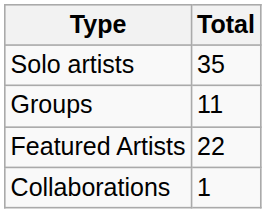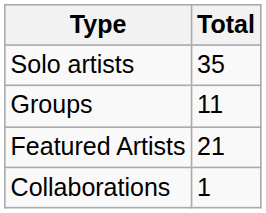(211, 145) 22 -> (211, 145) 21
